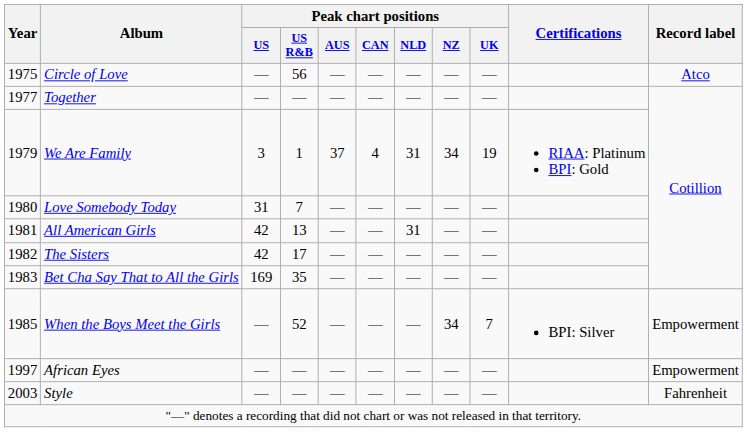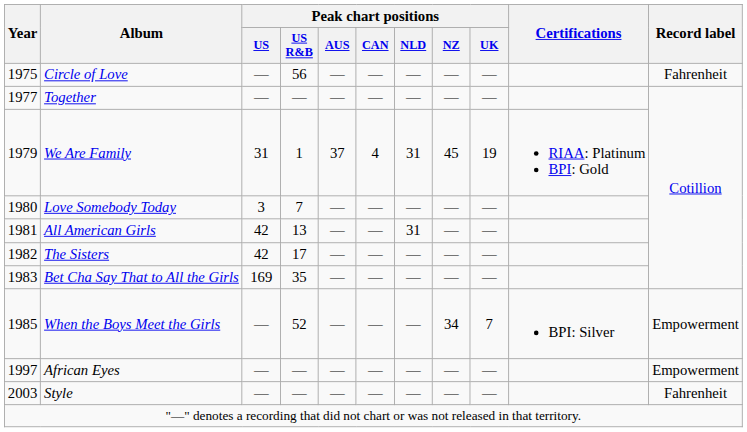(696, 74) Atco -> (696, 74) Fahrenheit
(261, 152) 3 -> (261, 152) 31
(451, 152) 34 -> (451, 152) 45
(261, 207) 31 -> (261, 207) 3
